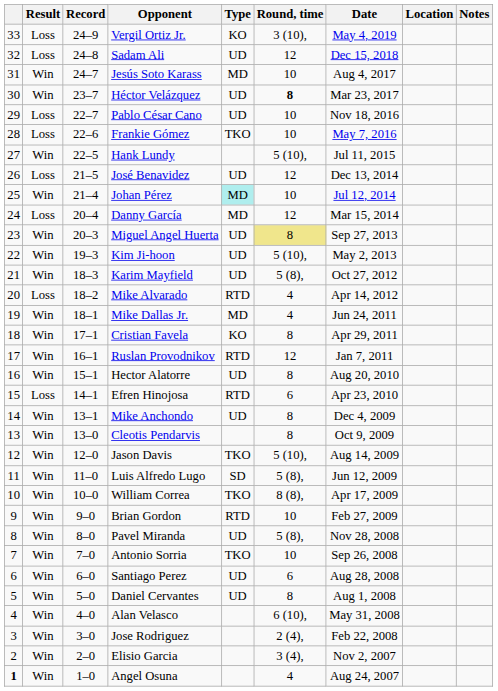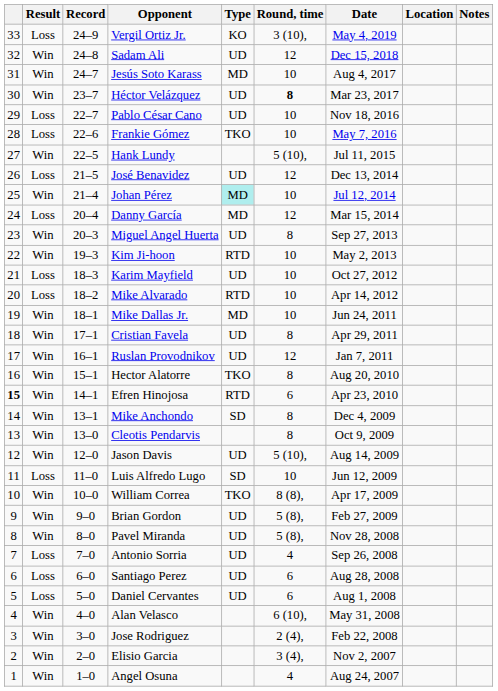(43, 54) Loss -> (43, 54) Win
(290, 235) khaki background -> (290, 235) no background
(238, 255) UD -> (238, 255) RTD
(290, 255) 5 (10), -> (290, 255) 10
(43, 275) Win -> (43, 275) Loss
(290, 275) 5 (8), -> (290, 275) 10
(290, 295) 4 -> (290, 295) 10
(290, 315) 4 -> (290, 315) 10
(238, 335) KO -> (238, 335) UD
(238, 355) RTD -> (238, 355) UD
(238, 375) UD -> (238, 375) TKO
(14, 395) normal -> (14, 395) bold
(43, 395) Loss -> (43, 395) Win
(238, 415) UD -> (238, 415) SD
(238, 455) TKO -> (238, 455) UD
(43, 475) Win -> (43, 475) Loss
(290, 475) 5 (8), -> (290, 475) 10
(238, 515) RTD -> (238, 515) UD
(290, 515) 10 -> (290, 515) 5 (8),
(43, 555) Win -> (43, 555) Loss
(238, 555) TKO -> (238, 555) UD
(290, 555) 10 -> (290, 555) 4
(43, 575) Win -> (43, 575) Loss
(43, 595) Win -> (43, 595) Loss
(290, 595) 8 -> (290, 595) 6
(14, 676) bold -> (14, 676) normal
